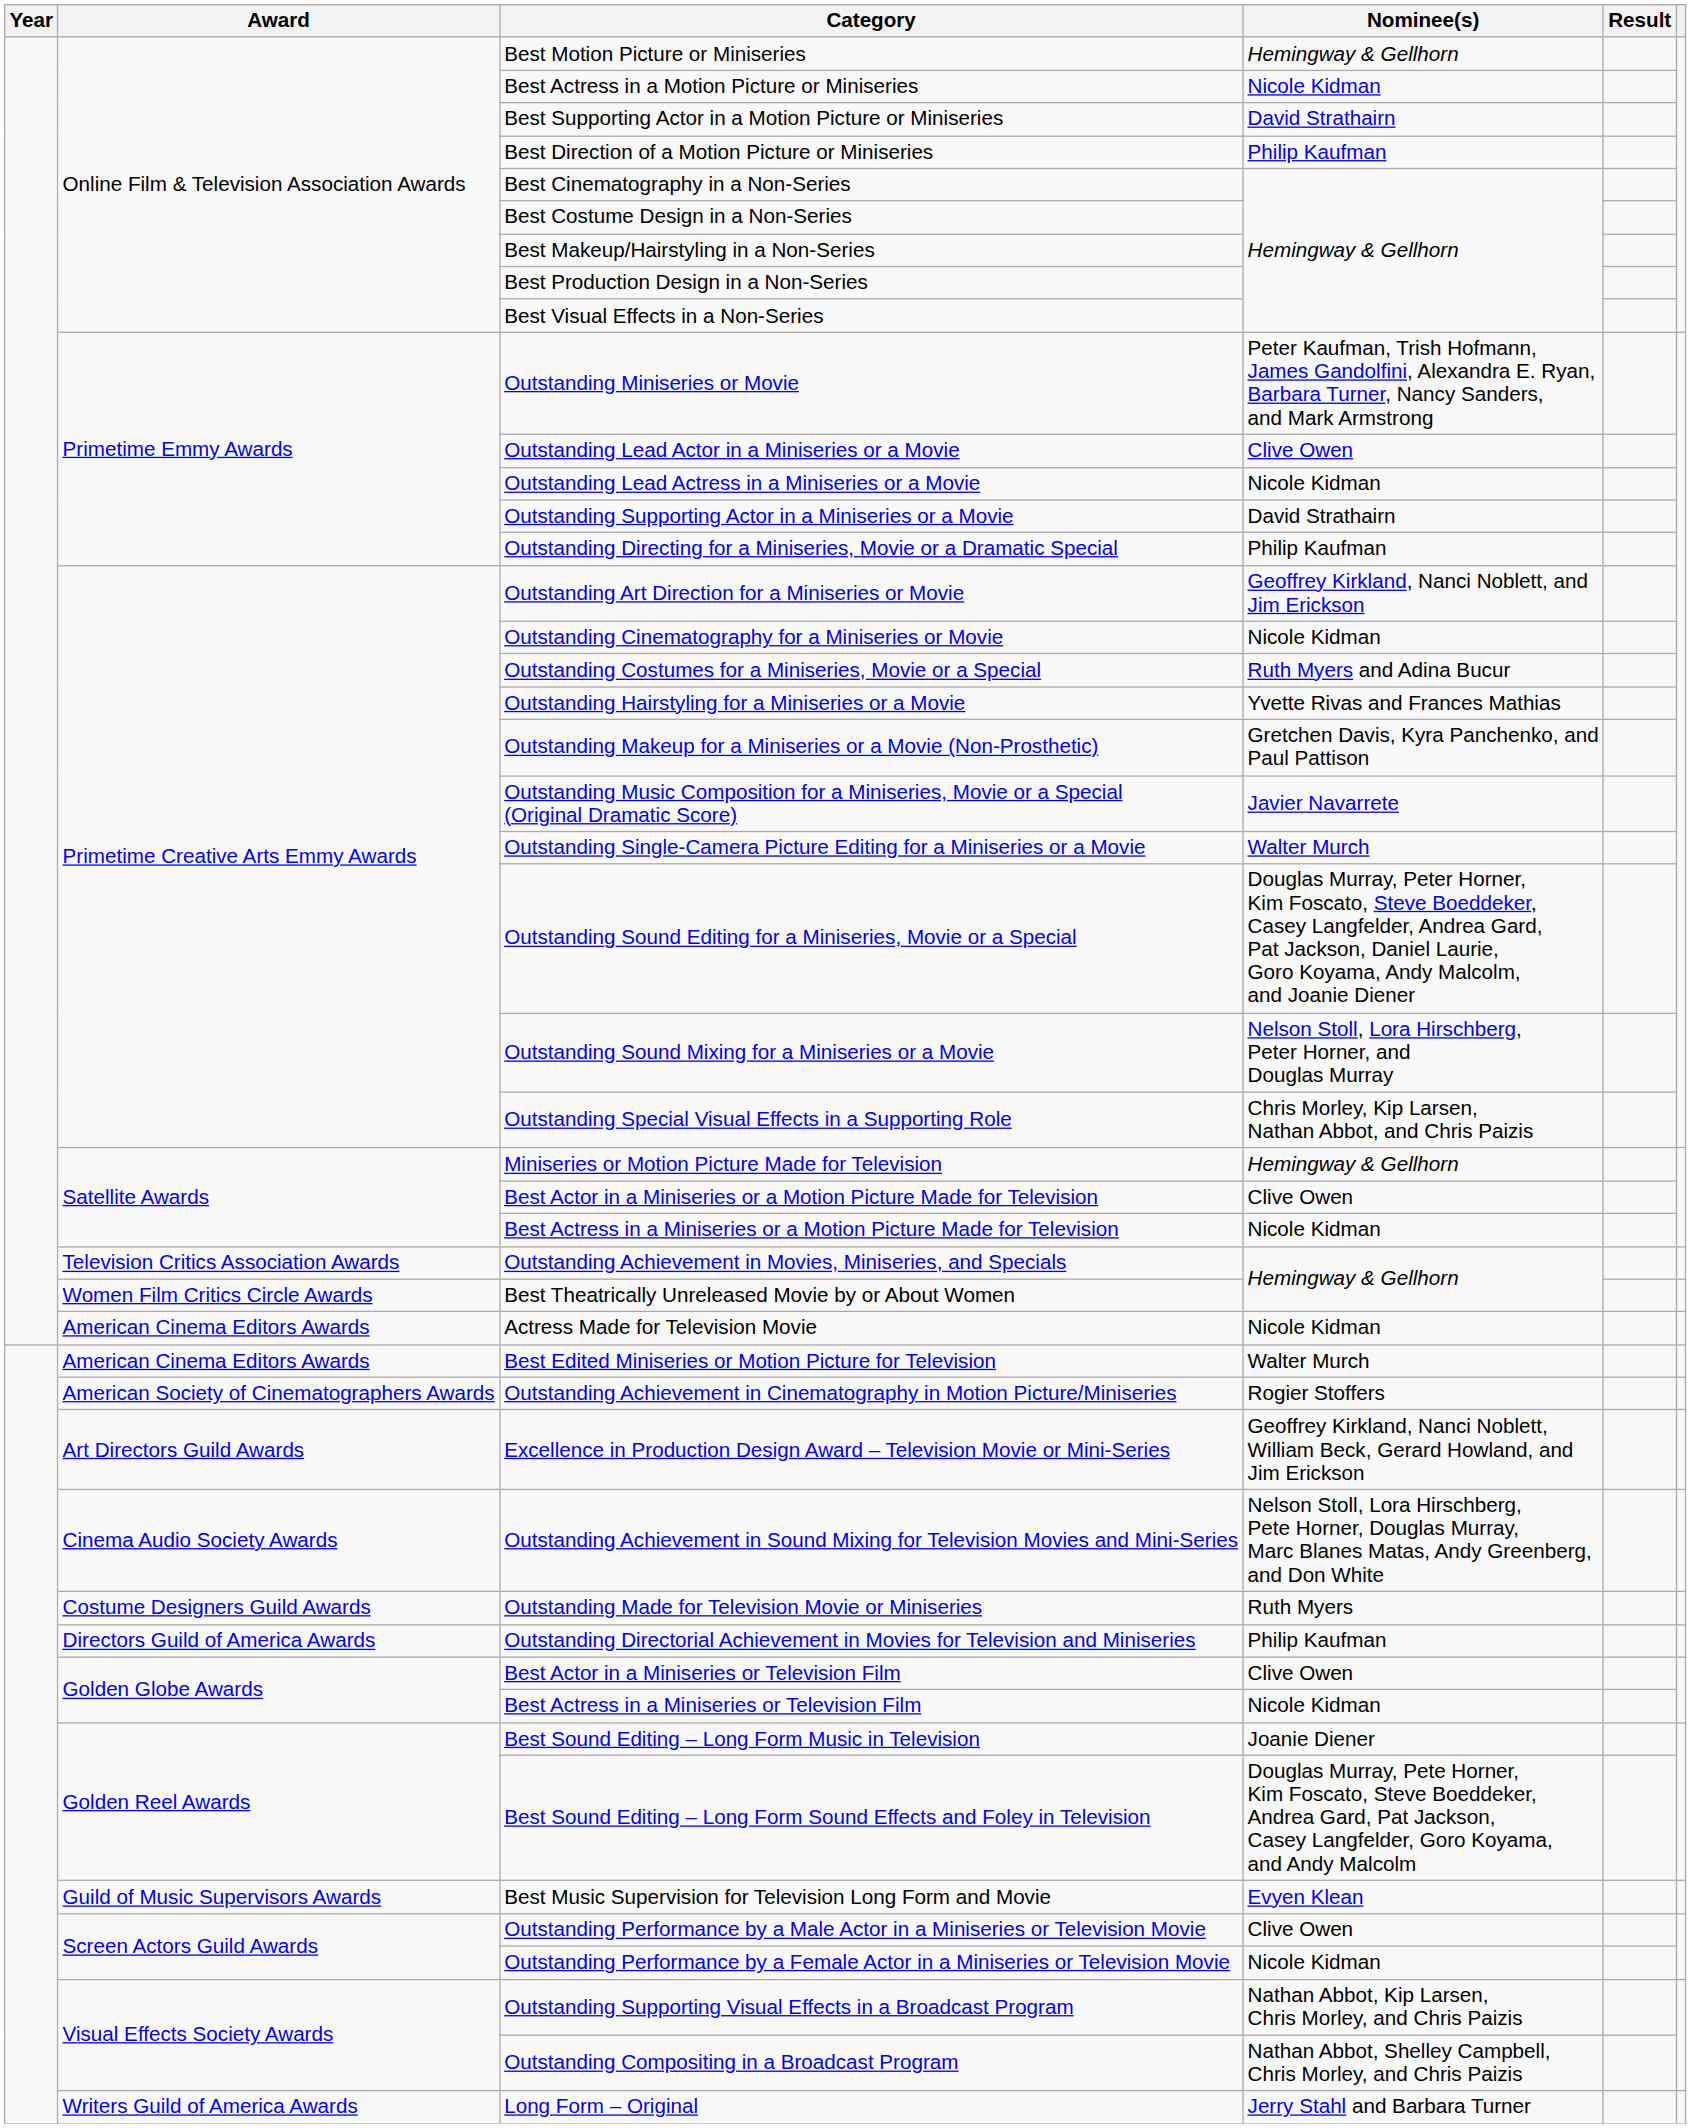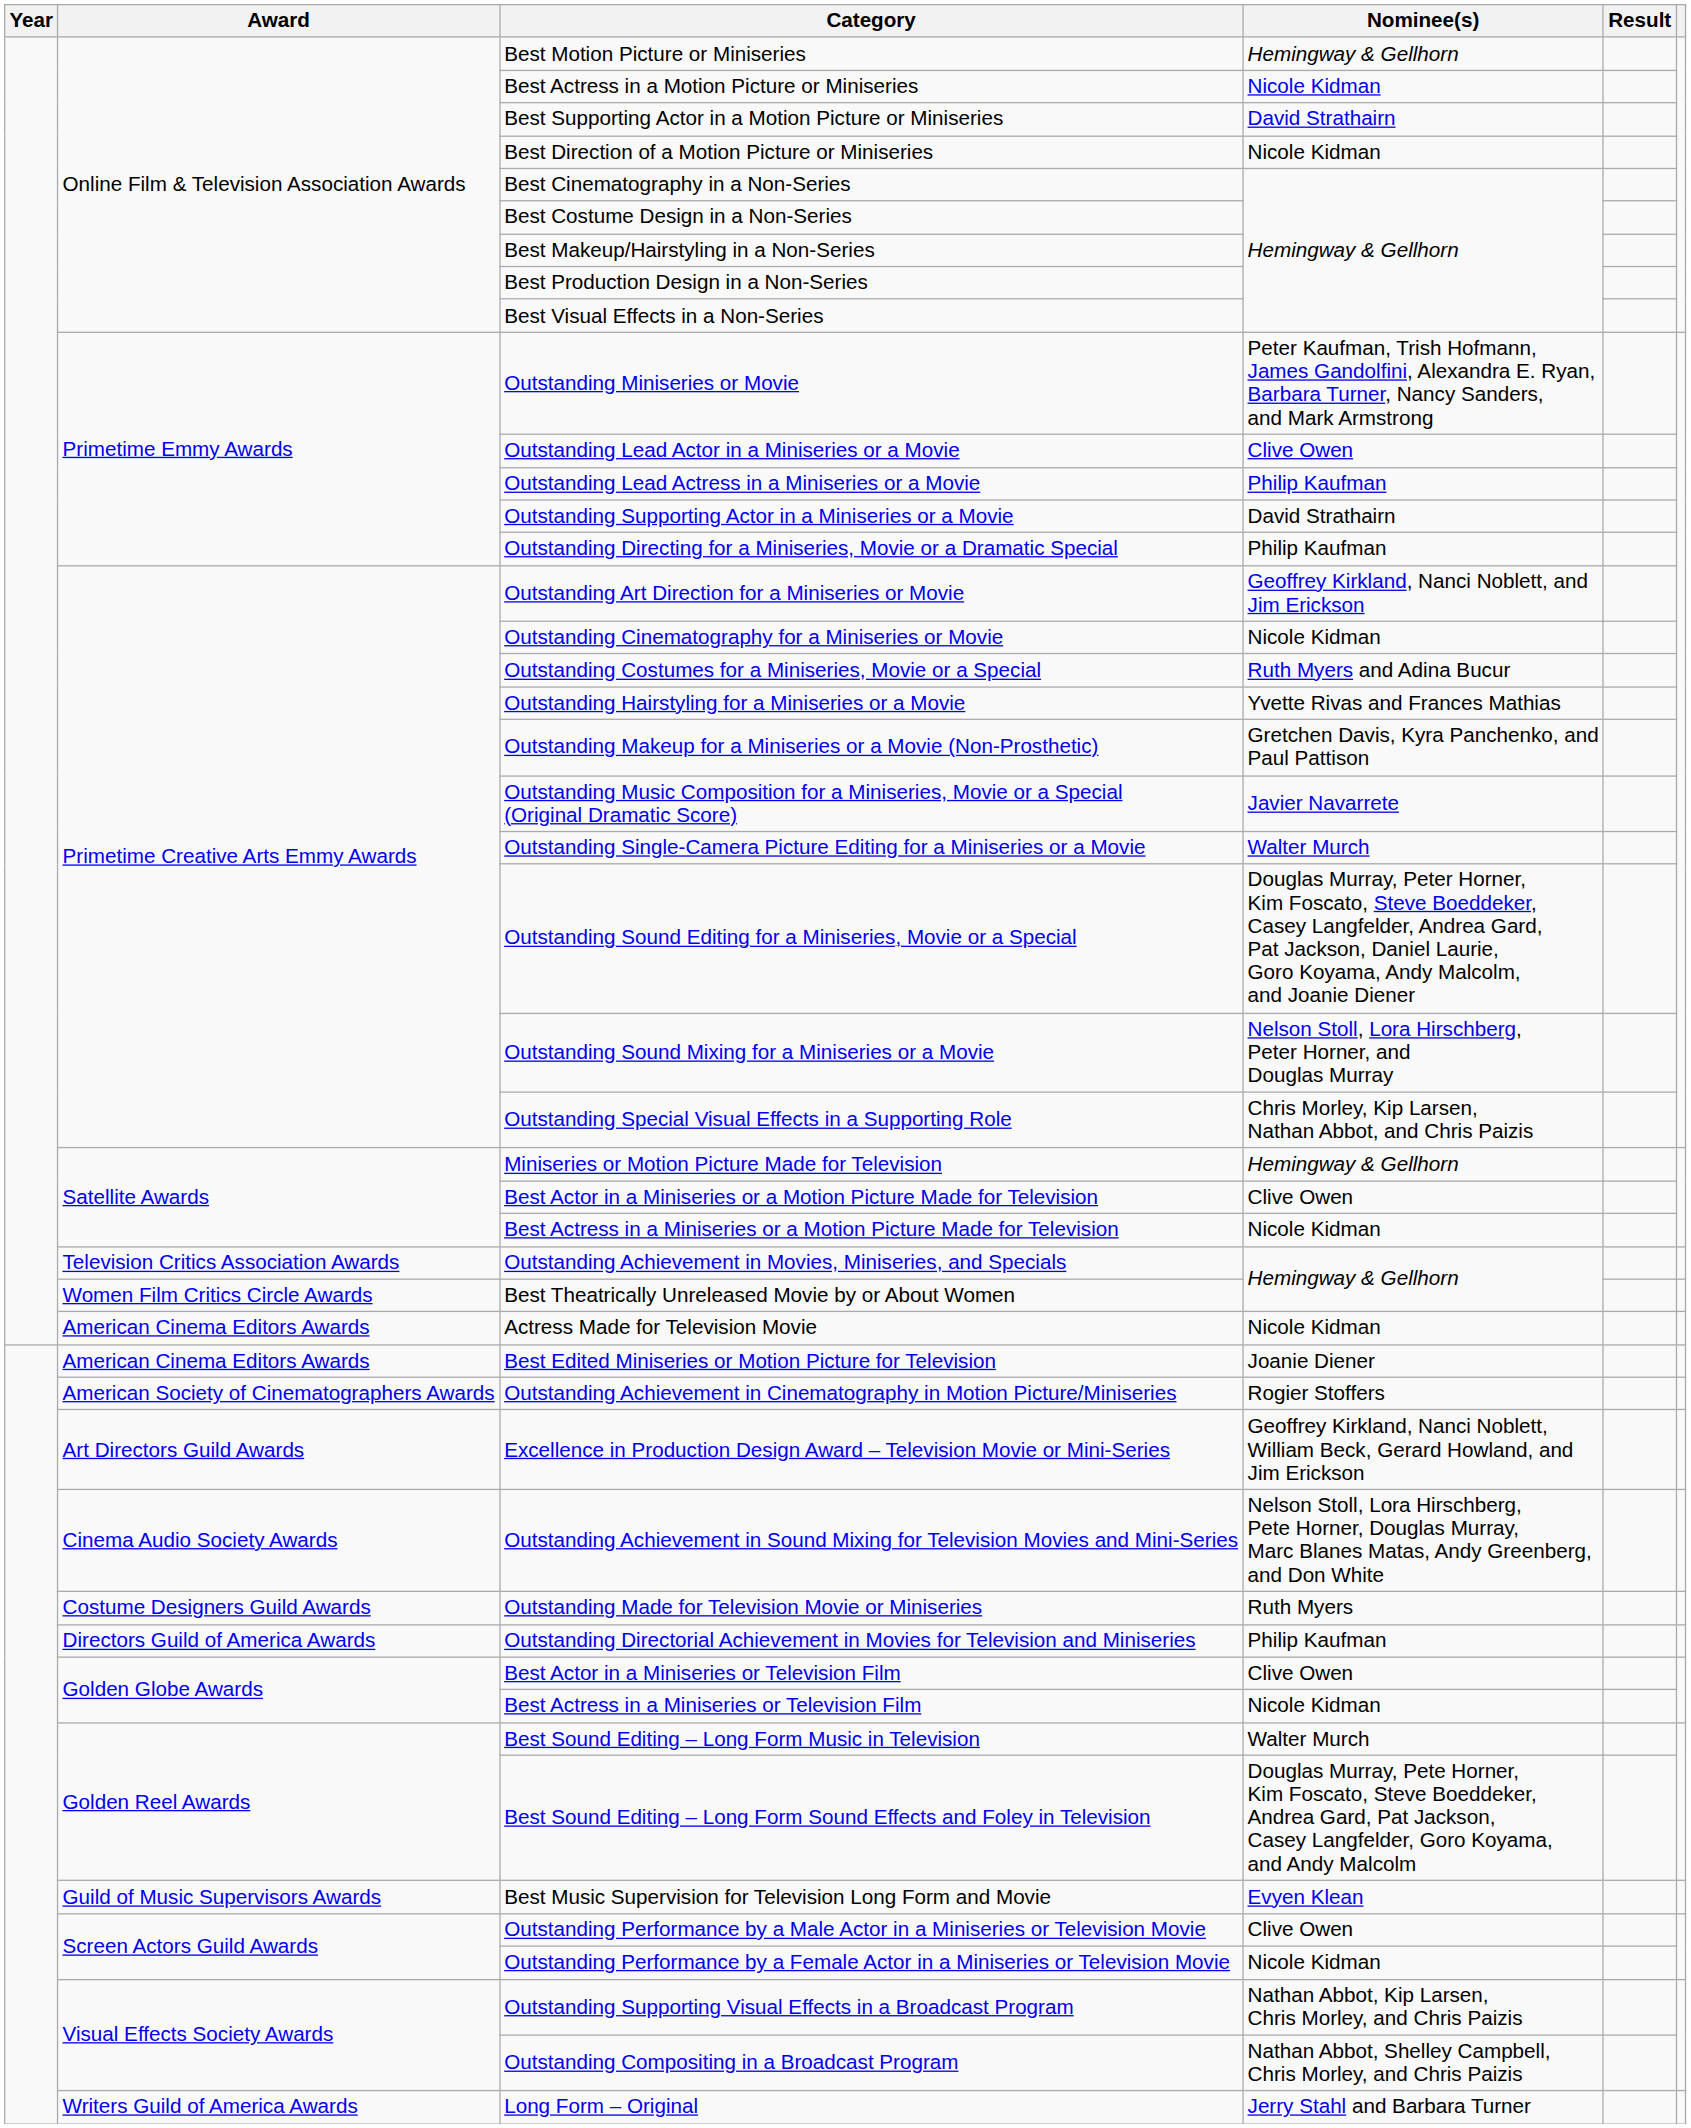(1317, 151) Philip Kaufman -> (1314, 151) Nicole Kidman
(1314, 483) Nicole Kidman -> (1317, 483) Philip Kaufman
(1309, 1360) Walter Murch -> (1311, 1360) Joanie Diener
(1311, 1738) Joanie Diener -> (1309, 1738) Walter Murch
